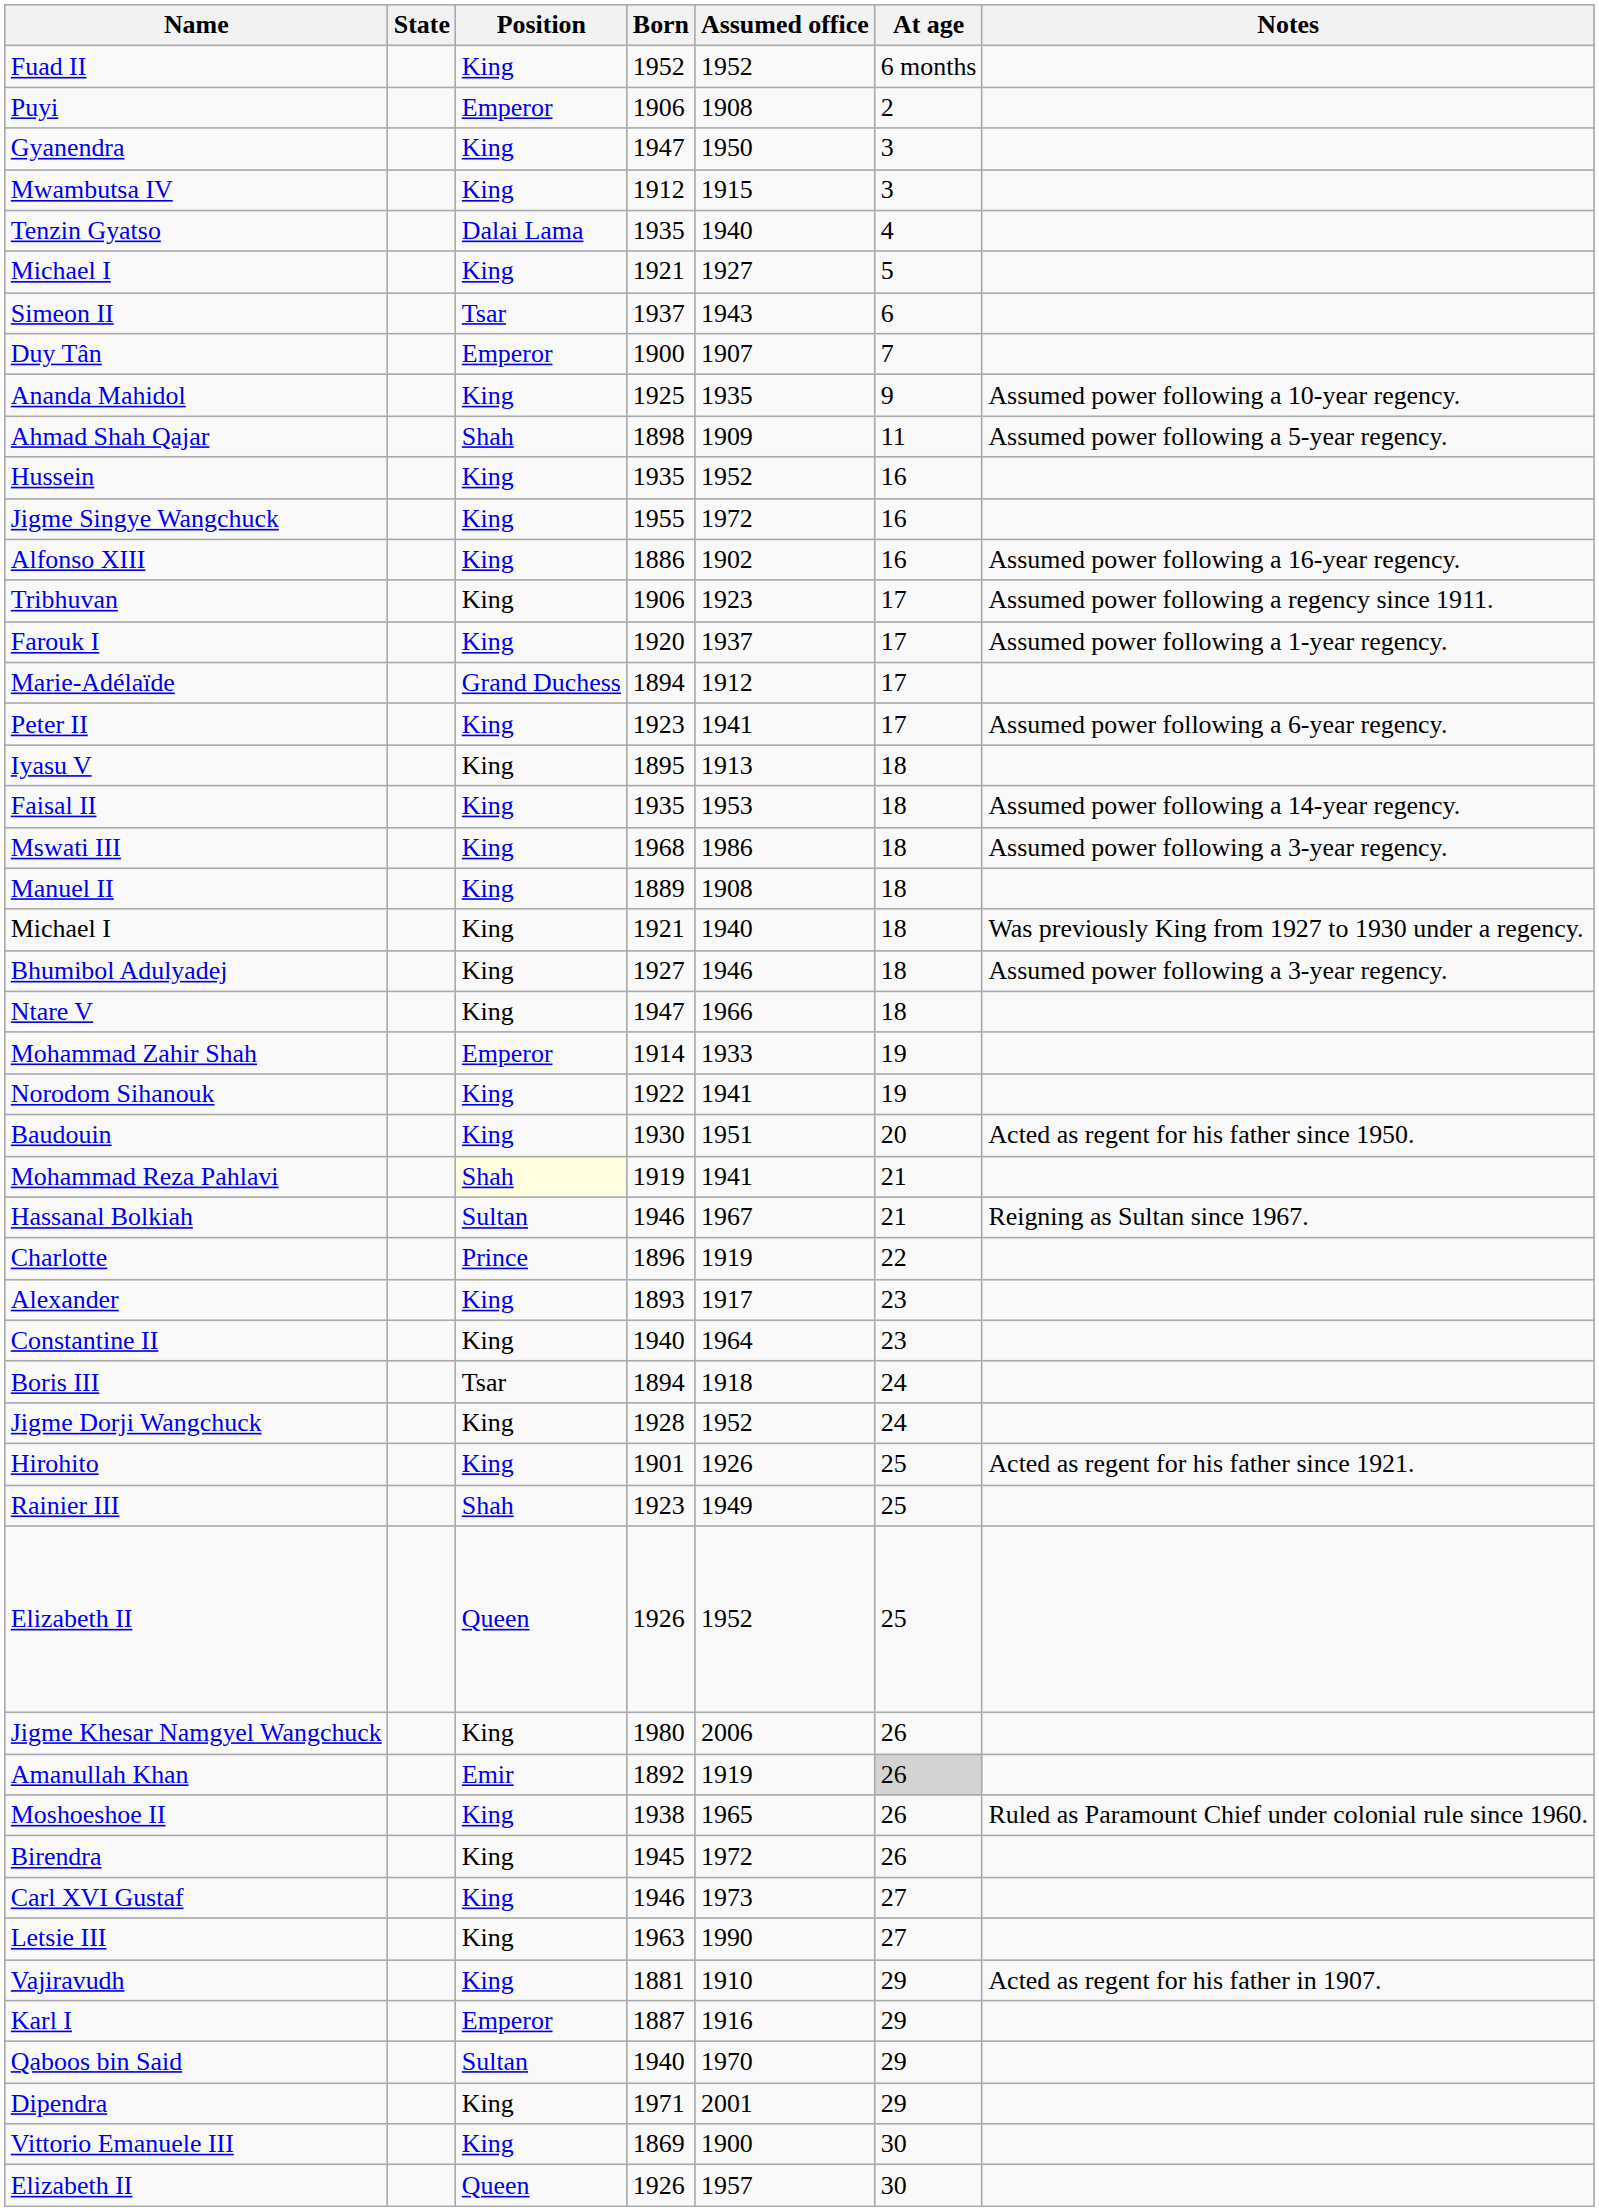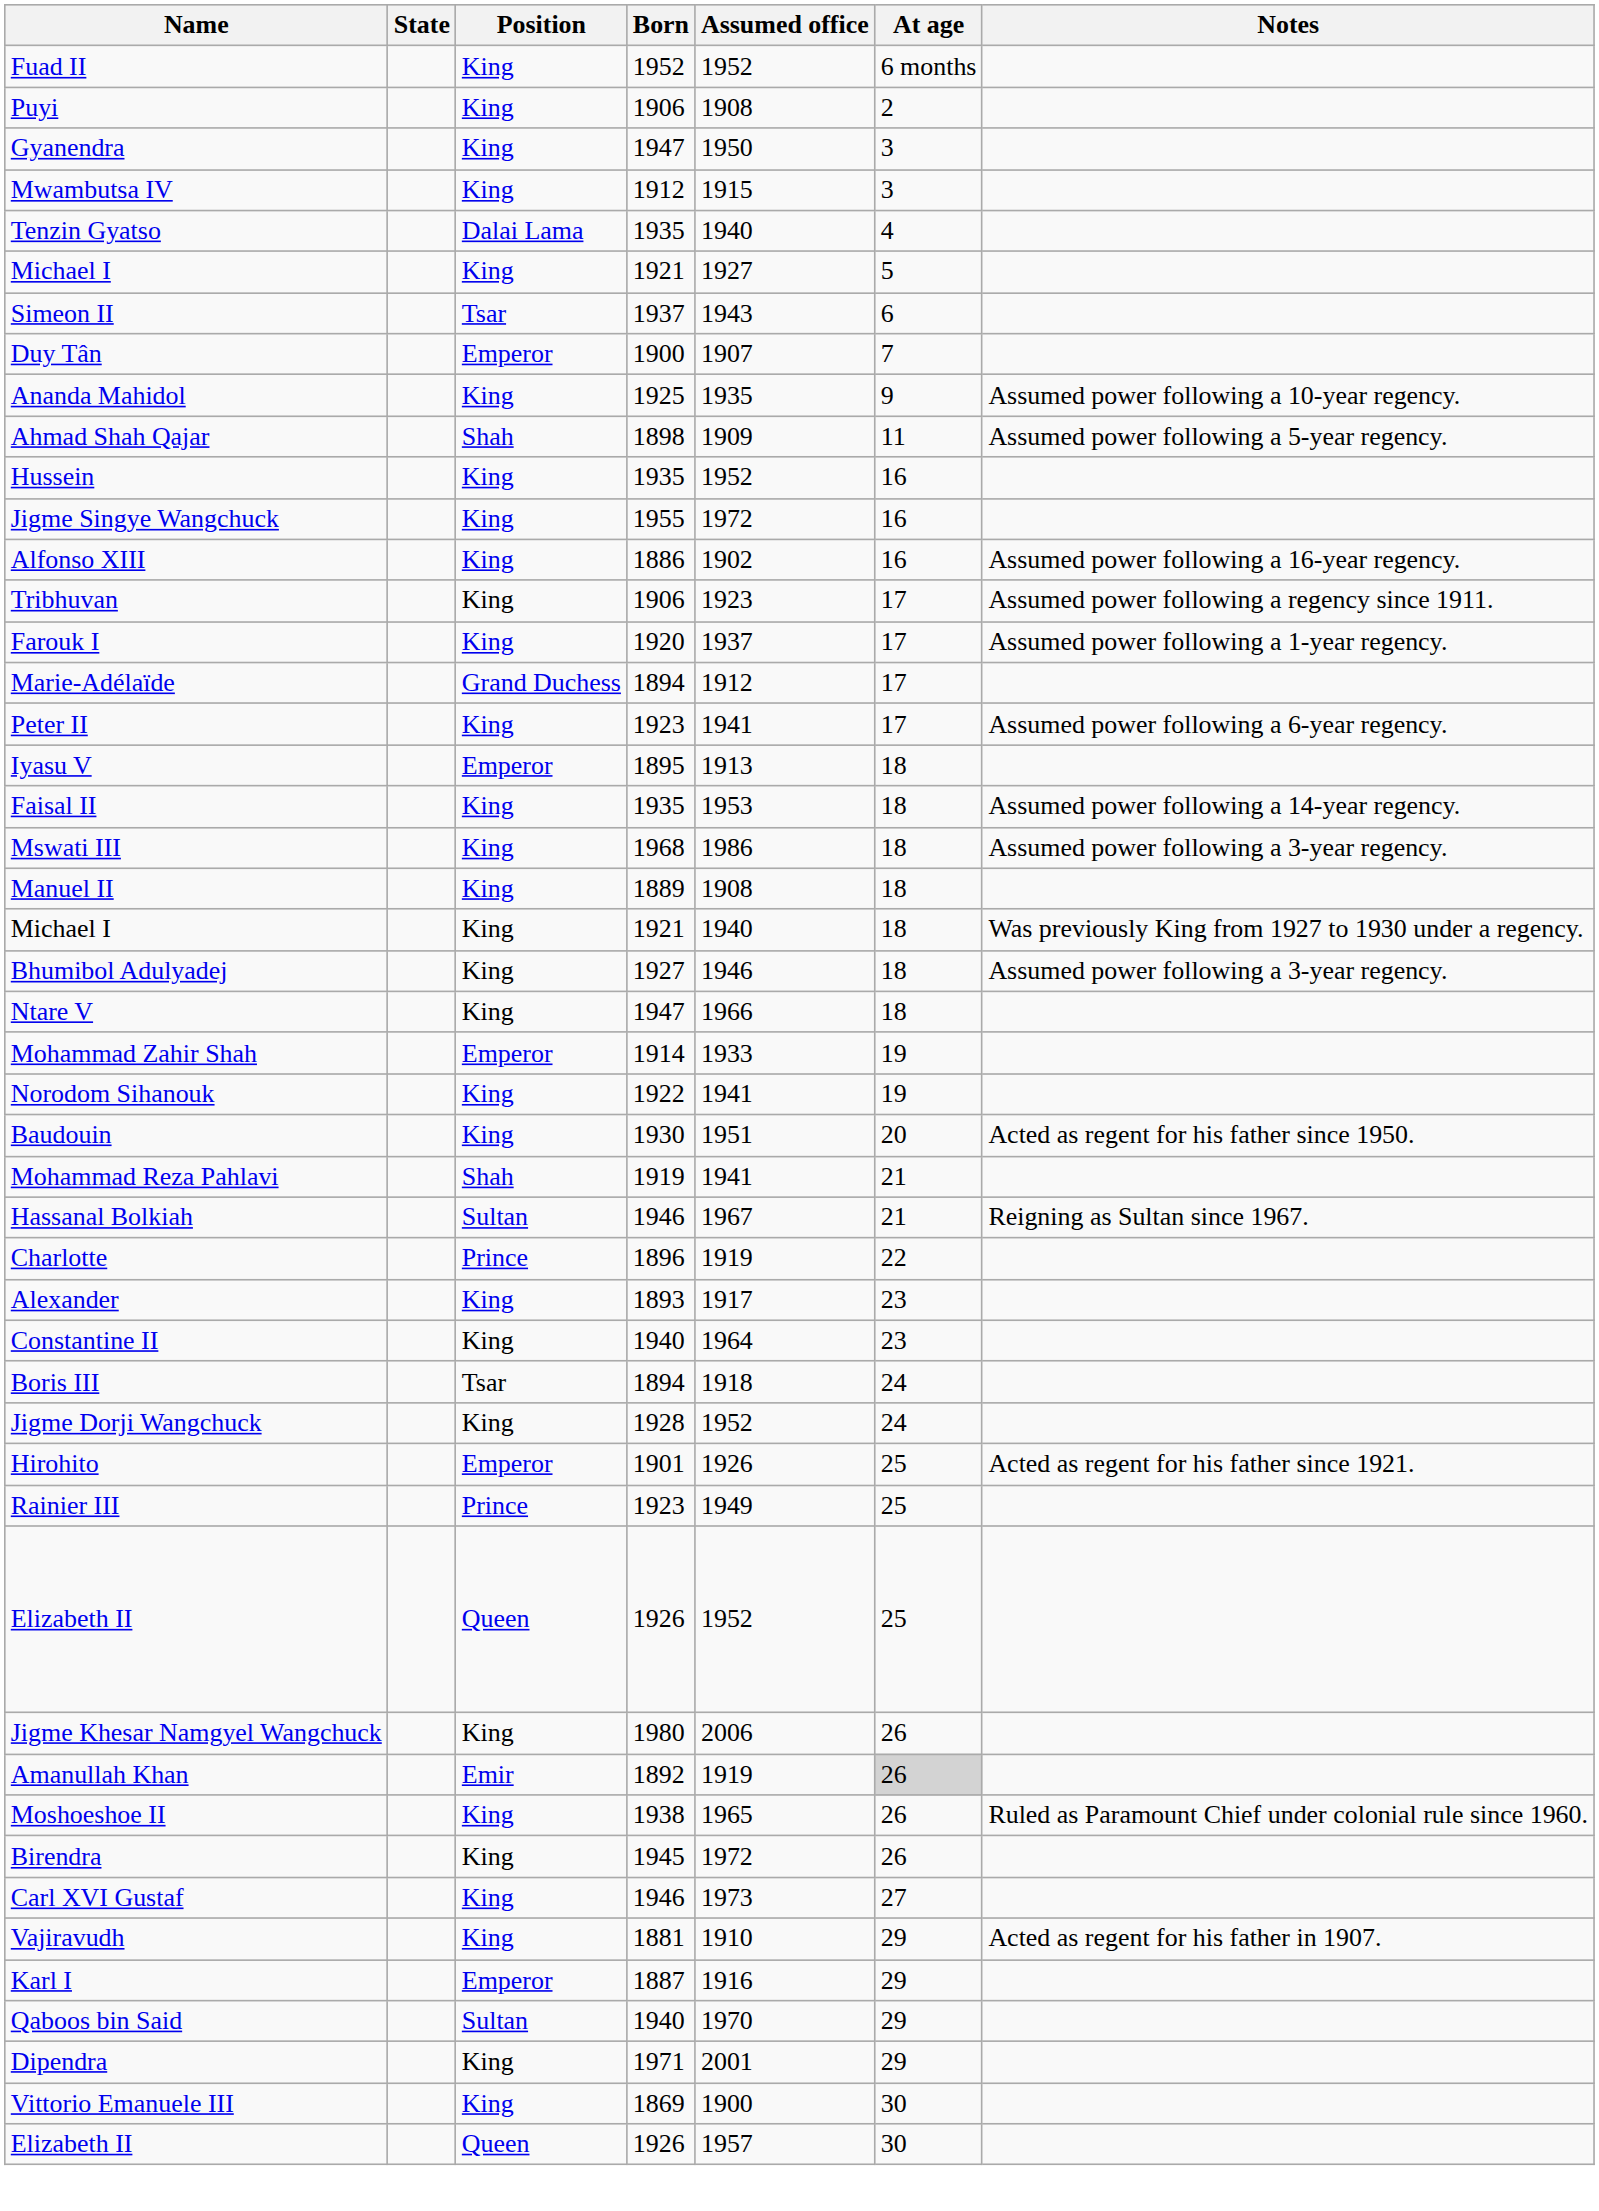(507, 107) Emperor -> (488, 107) King
(488, 764) King -> (507, 764) Emperor
(488, 1176) lightyellow background -> (488, 1176) no background
(488, 1463) King -> (507, 1463) Emperor
(488, 1504) Shah -> (495, 1504) Prince
- row: (59, 1938)
